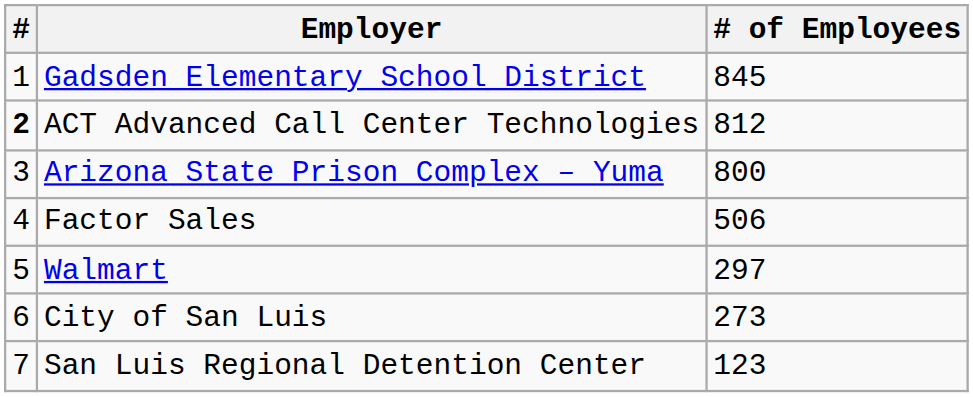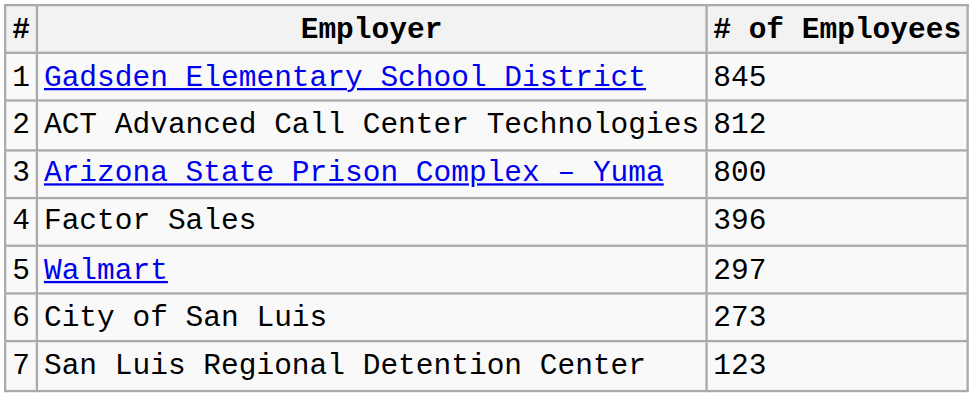(21, 125) bold -> (21, 125) normal
(740, 222) 506 -> (740, 222) 396
